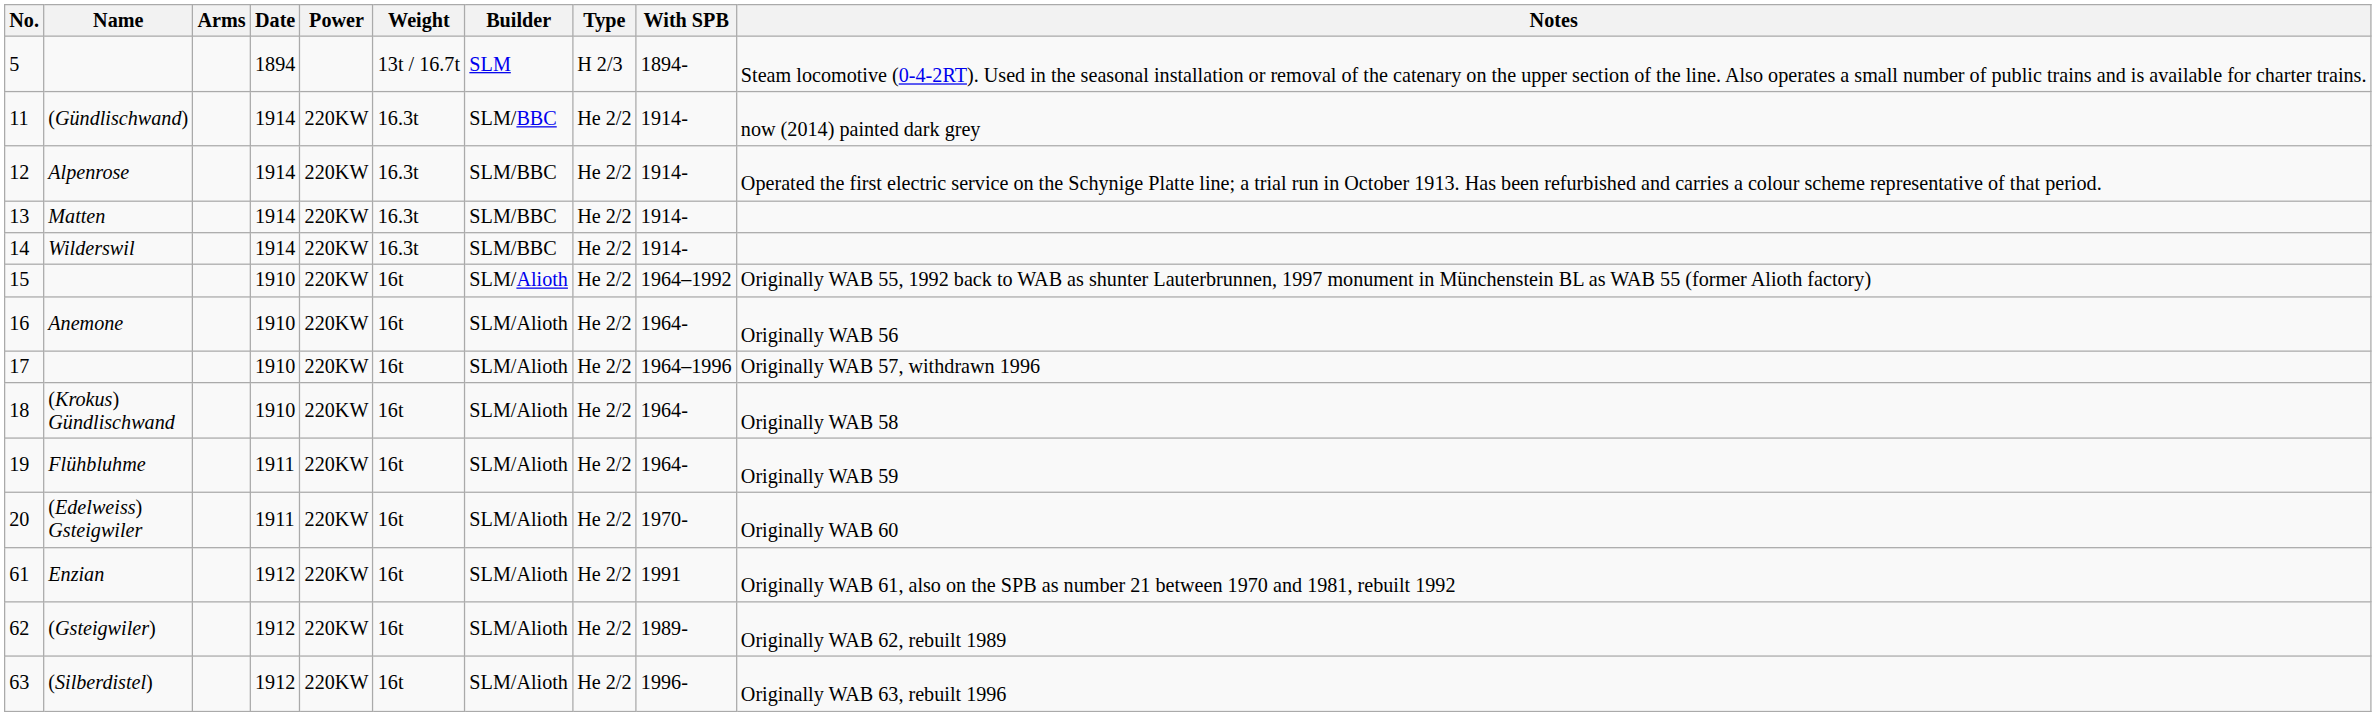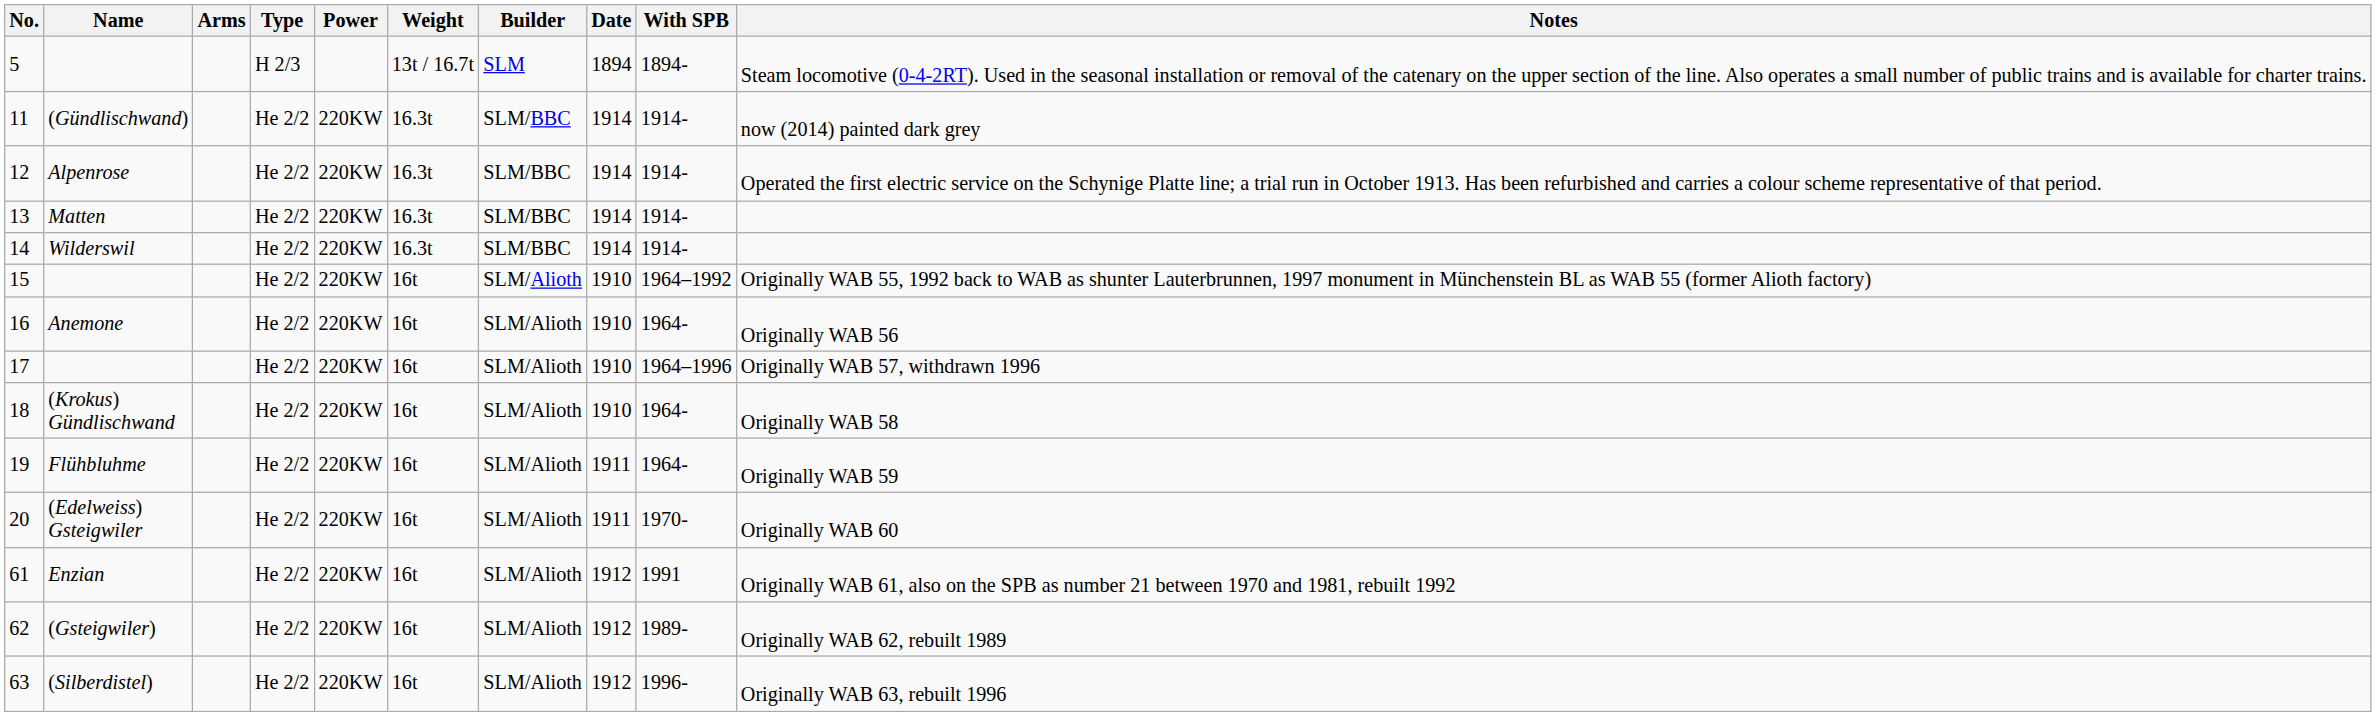columns swapped: (604, 20) <-> (275, 20)
